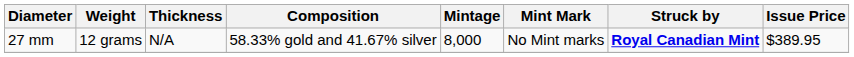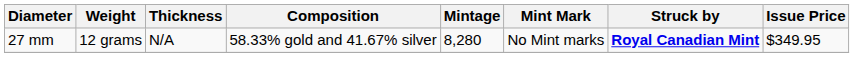(462, 40) 8,000 -> (462, 40) 8,280
(793, 40) $389.95 -> (793, 40) $349.95
